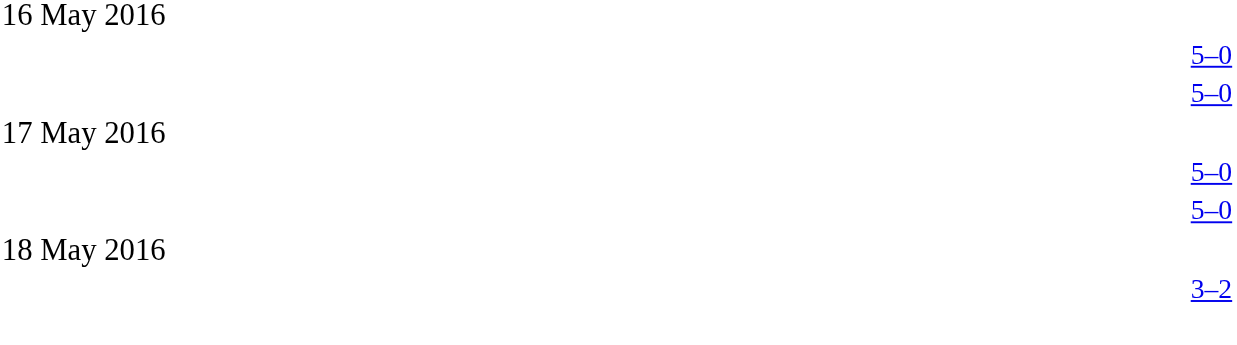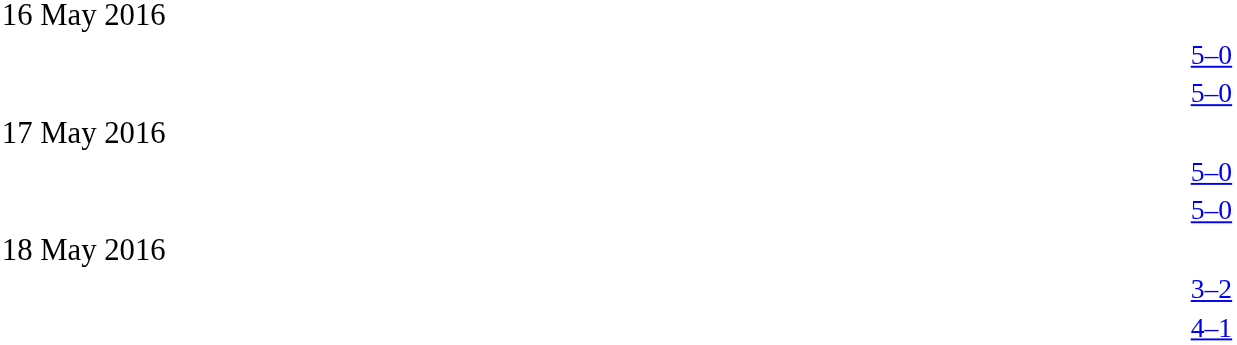+ row: (504, 328)
